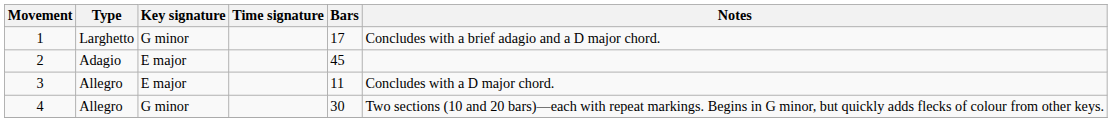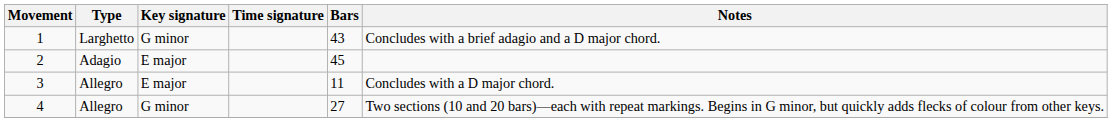(337, 38) 17 -> (337, 38) 43
(337, 106) 30 -> (337, 106) 27
